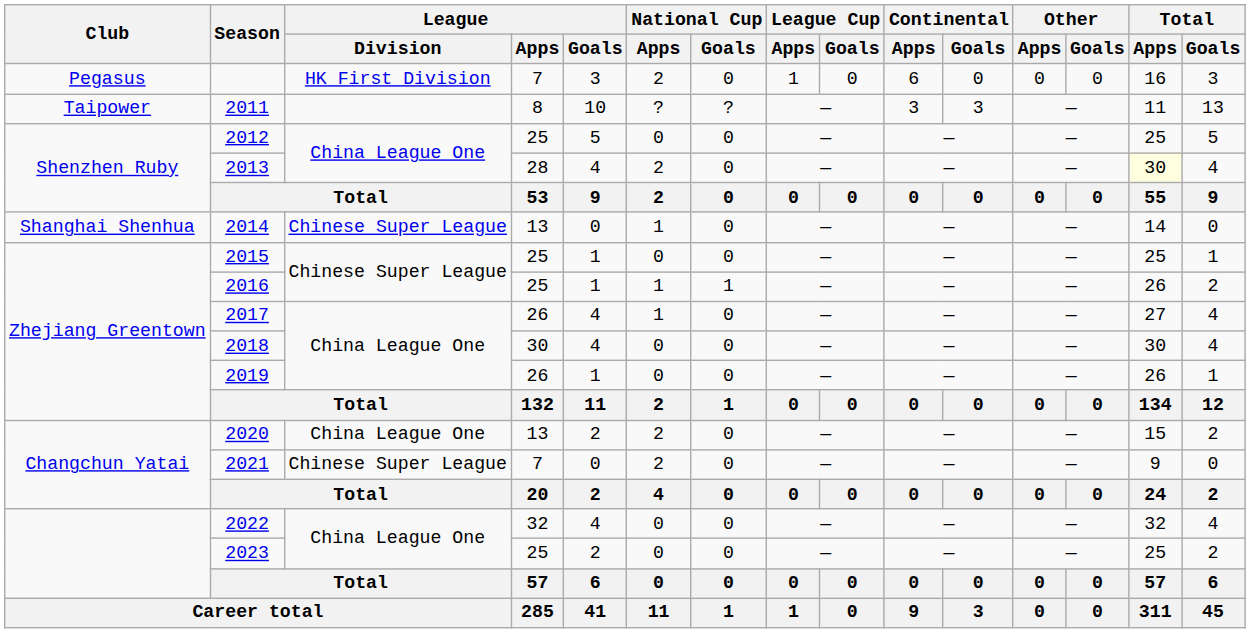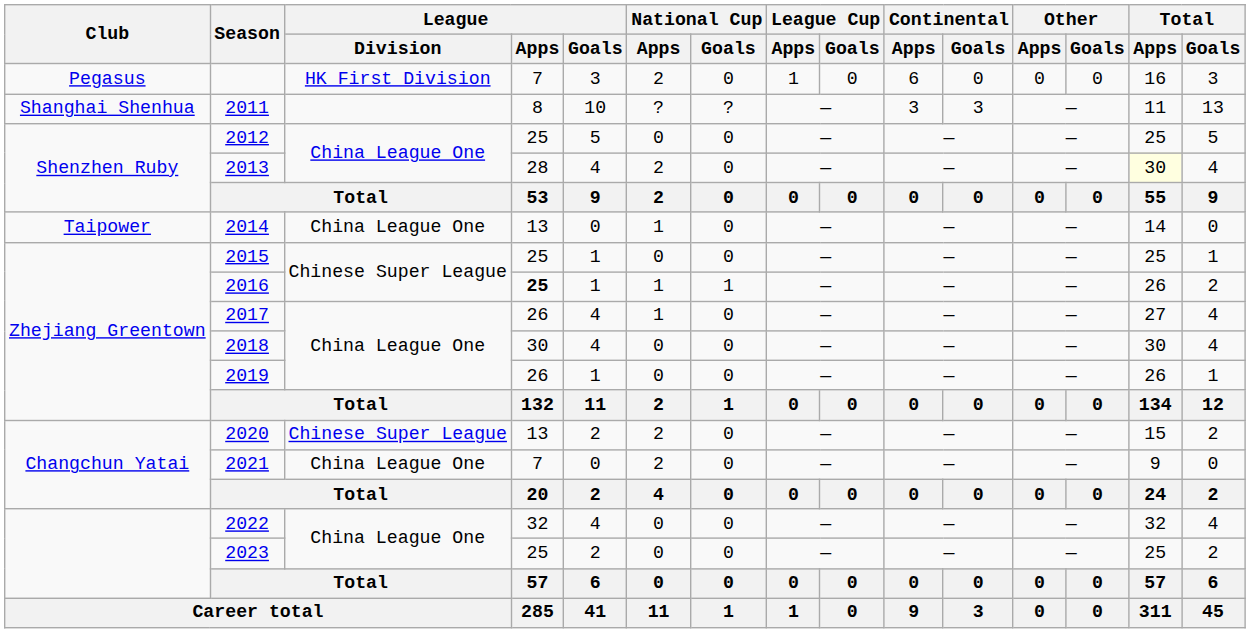(107, 109) Taipower -> (107, 109) Shanghai Shenhua
(107, 227) Shanghai Shenhua -> (107, 227) Taipower
(398, 227) Chinese Super League -> (398, 227) China League One
(537, 286) normal -> (537, 286) bold
(398, 435) China League One -> (398, 435) Chinese Super League
(398, 464) Chinese Super League -> (398, 464) China League One
